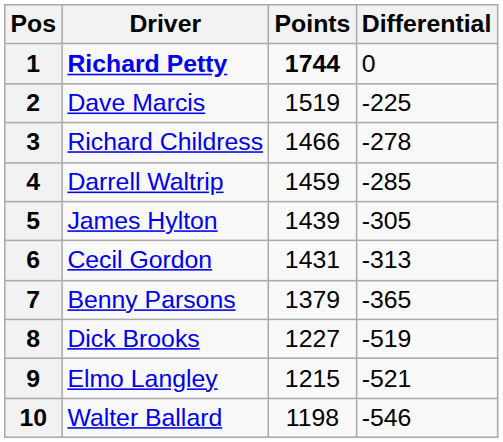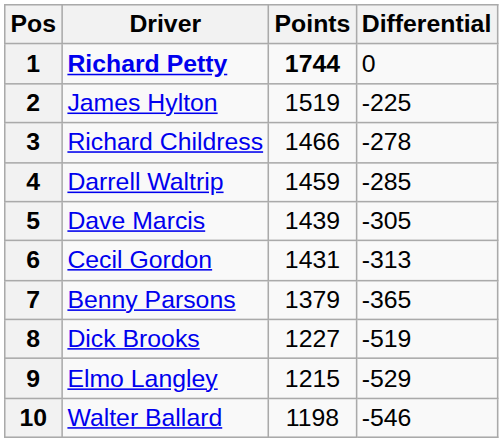(136, 102) Dave Marcis -> (143, 102) James Hylton
(143, 220) James Hylton -> (136, 220) Dave Marcis
(387, 378) -521 -> (387, 378) -529
